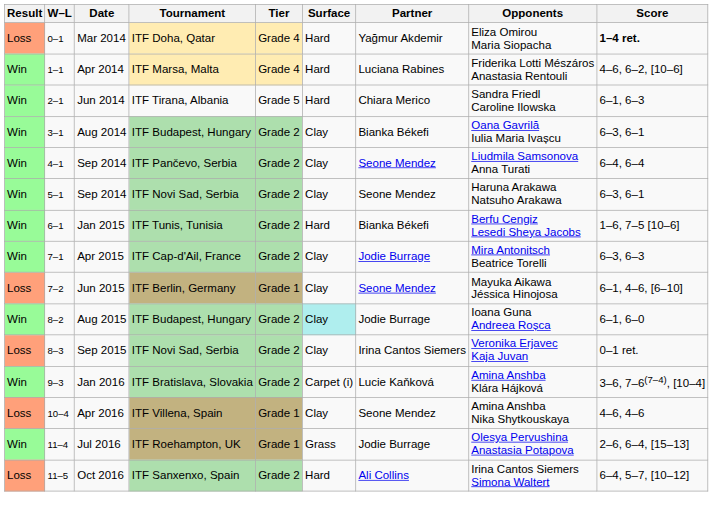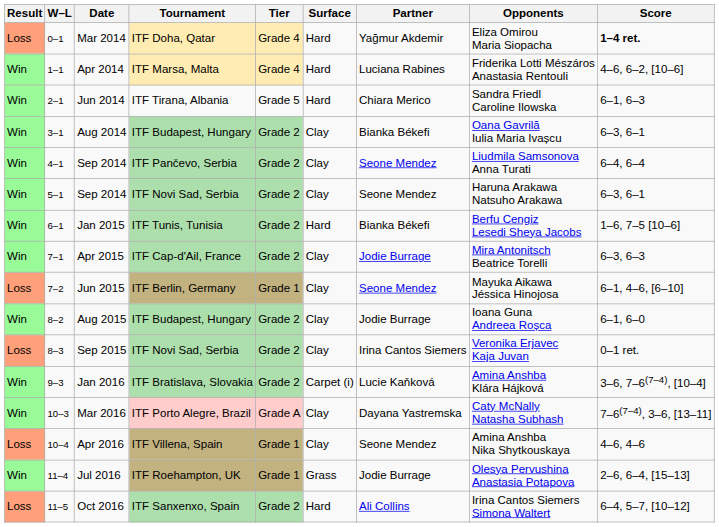(317, 319) paleturquoise background -> (317, 319) no background
+ row: (58, 413)
